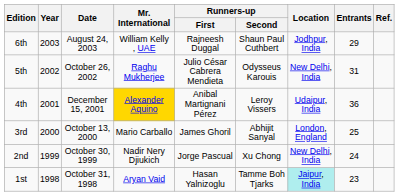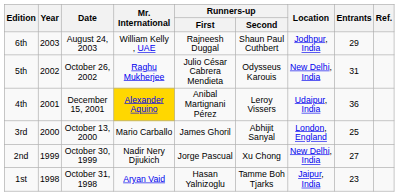(354, 155) 24 -> (354, 155) 27
(311, 179) paleturquoise background -> (311, 179) no background
